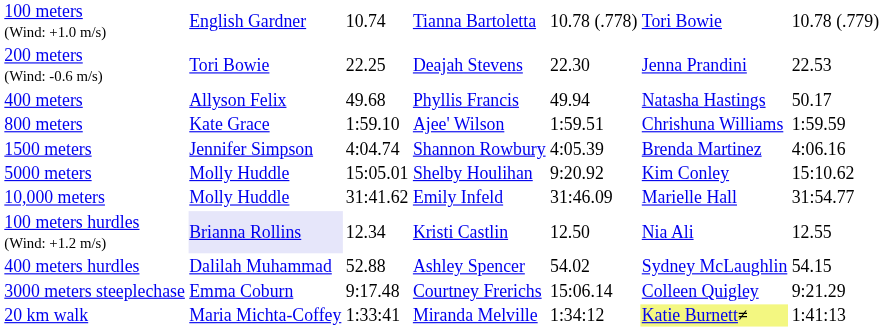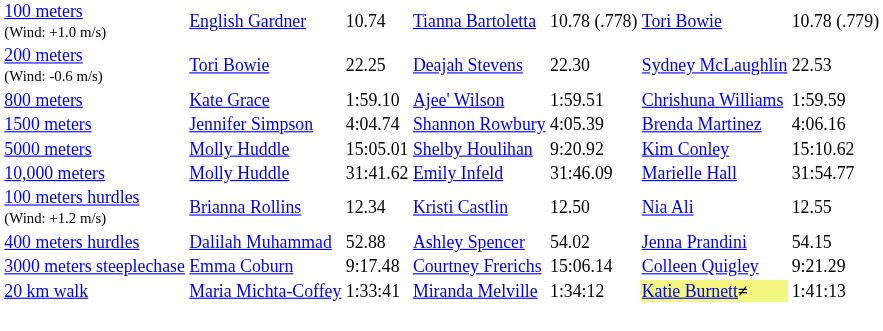(694, 65) Jenna Prandini -> (715, 65) Sydney McLaughlin
- row: (44, 100)
(245, 232) lavender background -> (245, 207) no background
(715, 266) Sydney McLaughlin -> (694, 242) Jenna Prandini
